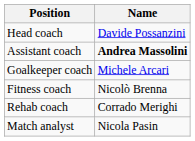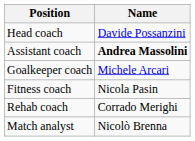(132, 88) Nicolò Brenna -> (128, 88) Nicola Pasin
(128, 126) Nicola Pasin -> (132, 126) Nicolò Brenna
